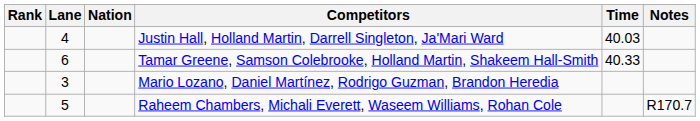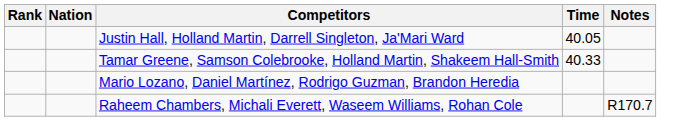- column: (65, 15)
(623, 37) 40.03 -> (583, 37) 40.05
